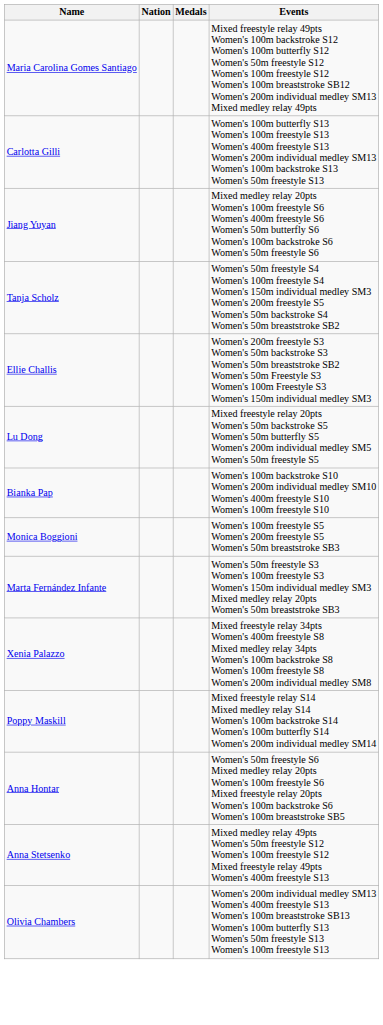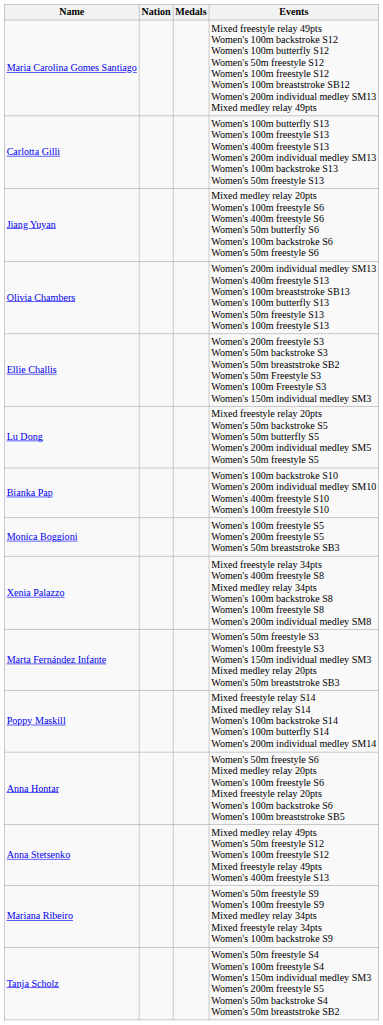rows swapped: (33, 297) <-> (41, 922)
rows swapped: (36, 654) <-> (56, 587)
+ row: (40, 916)
